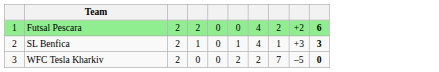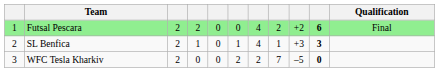+ column: (382, 12)
